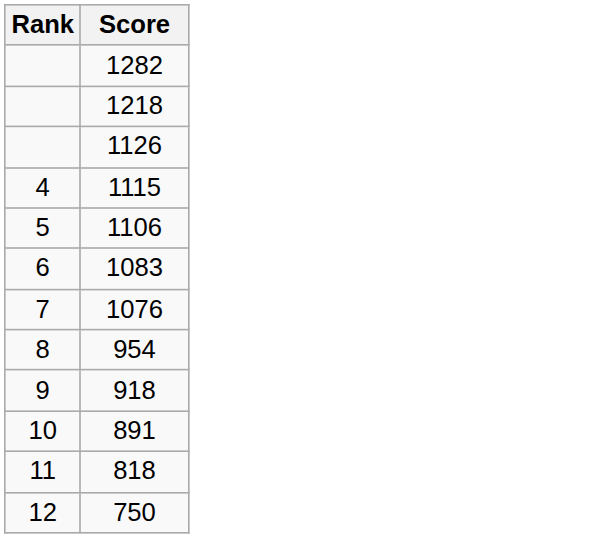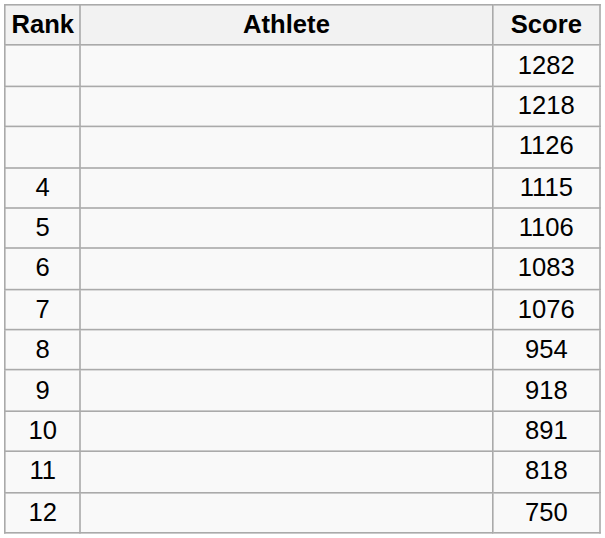+ column: (286, 24)
